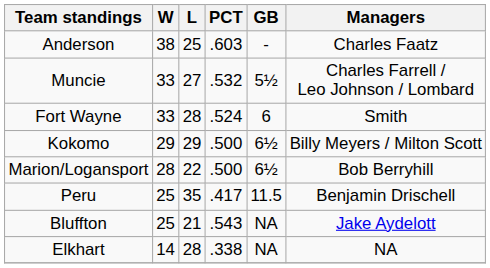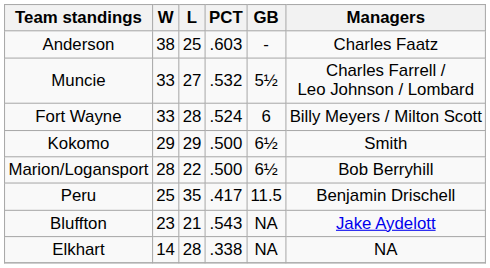(386, 116) Smith -> (386, 116) Billy Meyers / Milton Scott
(386, 143) Billy Meyers / Milton Scott -> (386, 143) Smith
(166, 223) 25 -> (166, 223) 23
